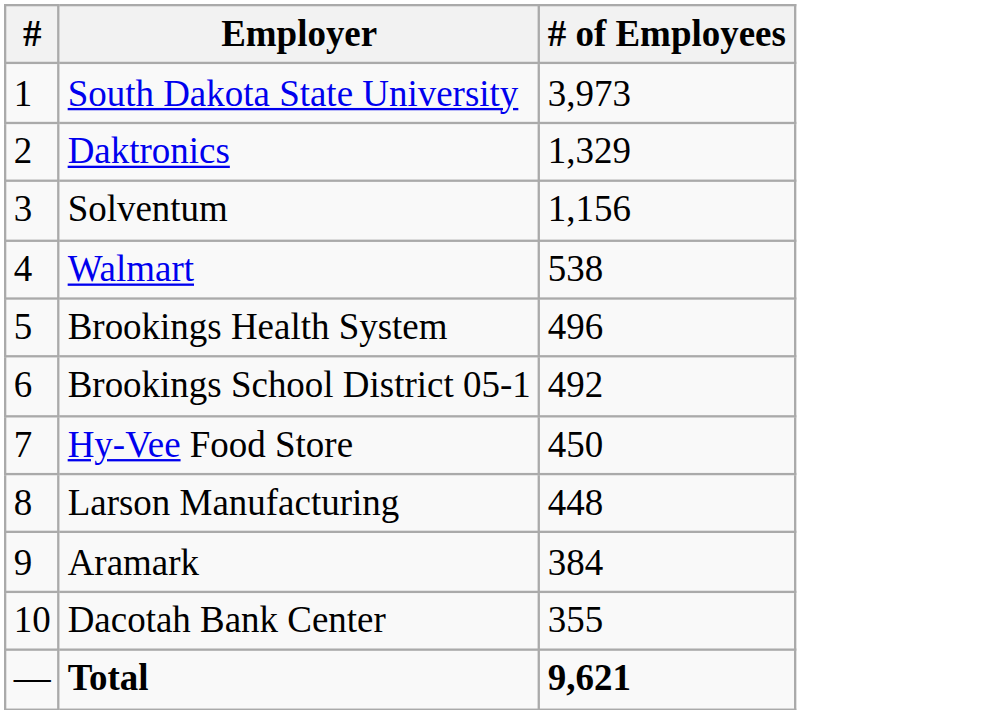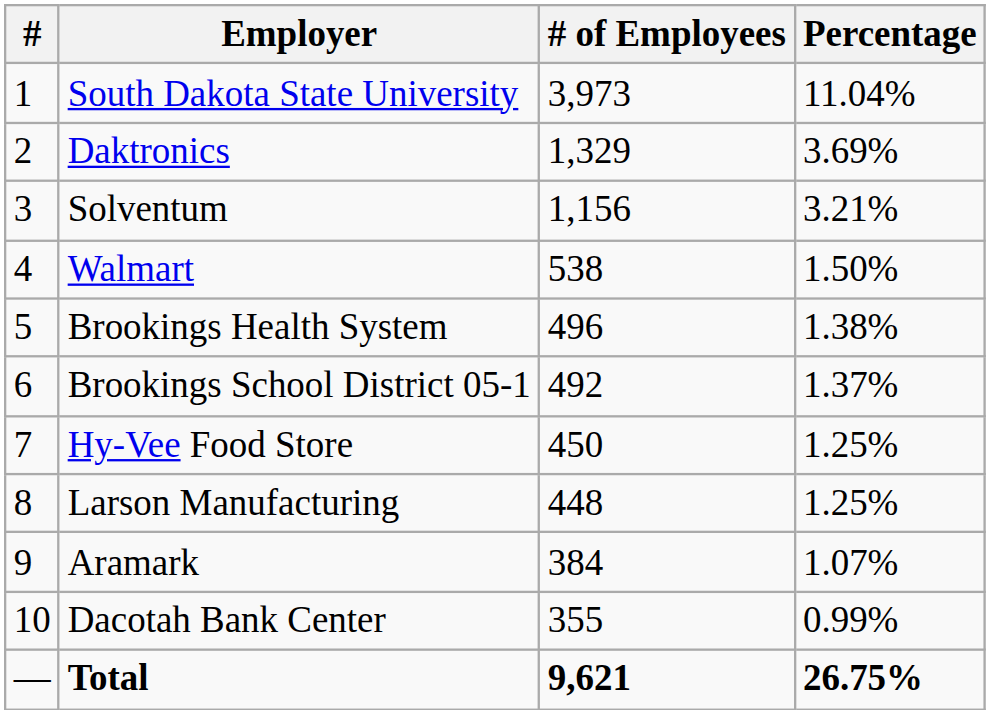+ column: (890, 33)
